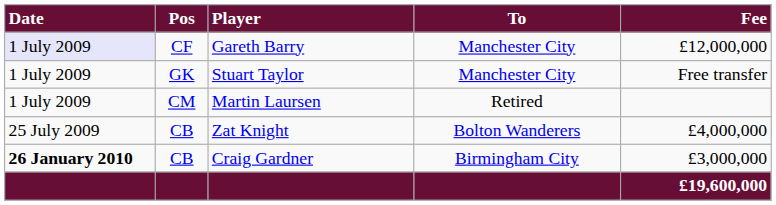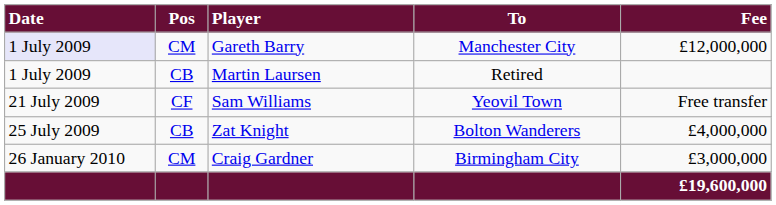(182, 46) CF -> (182, 46) CM
- row: (258, 74)
(182, 102) CM -> (182, 74) CB
+ row: (261, 102)
(71, 158) bold -> (67, 158) normal
(182, 158) CB -> (182, 158) CM
